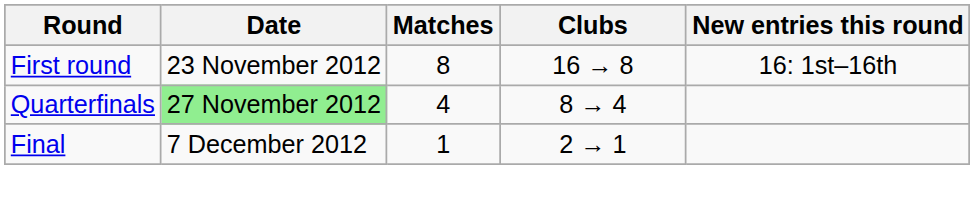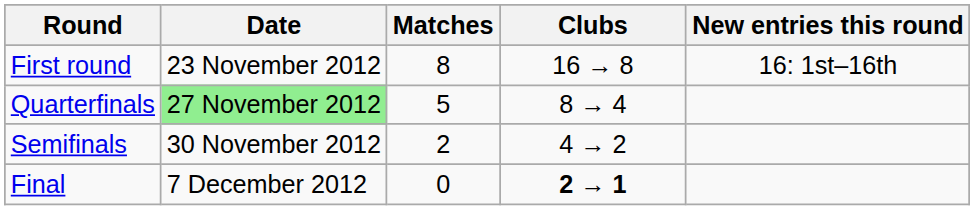(443, 105) 4 -> (443, 105) 5
+ row: (69, 145)
(443, 145) 1 -> (443, 184) 0
(593, 145) normal -> (593, 184) bold
